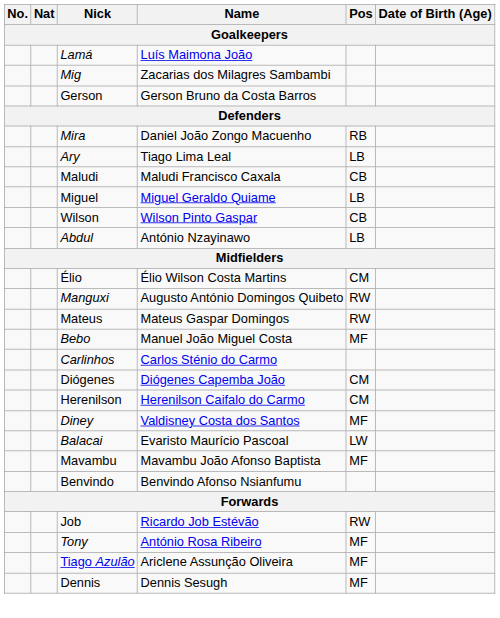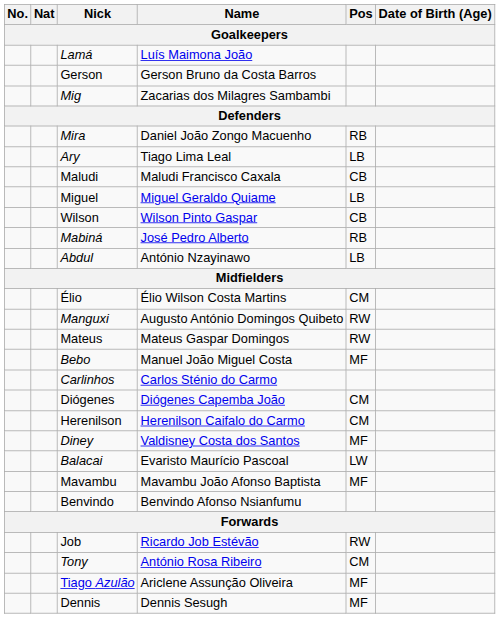rows swapped: (71, 75) <-> (81, 95)
+ row: (81, 237)
(358, 542) MF -> (359, 562) CM
